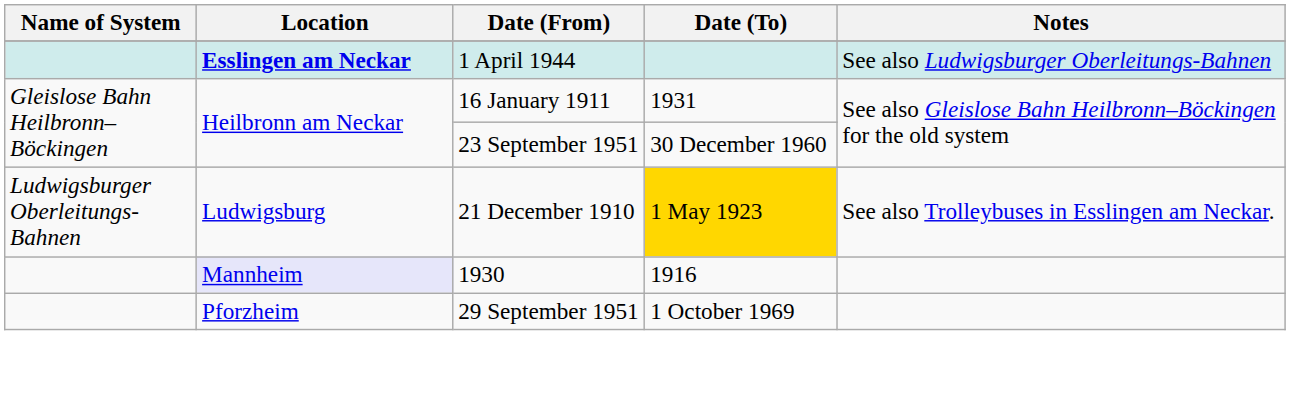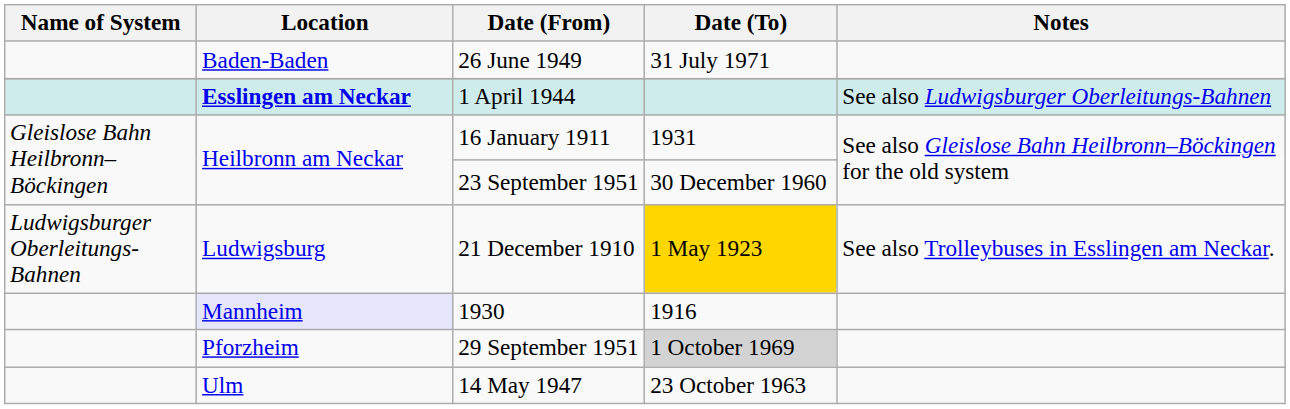+ row: (520, 59)
(722, 311) no background -> (722, 348) lightgrey background
+ row: (520, 384)
